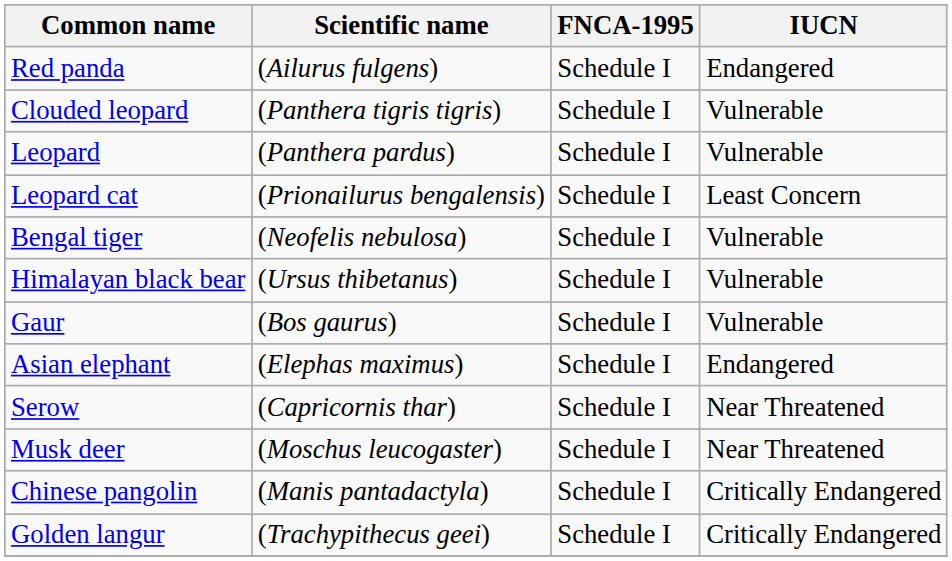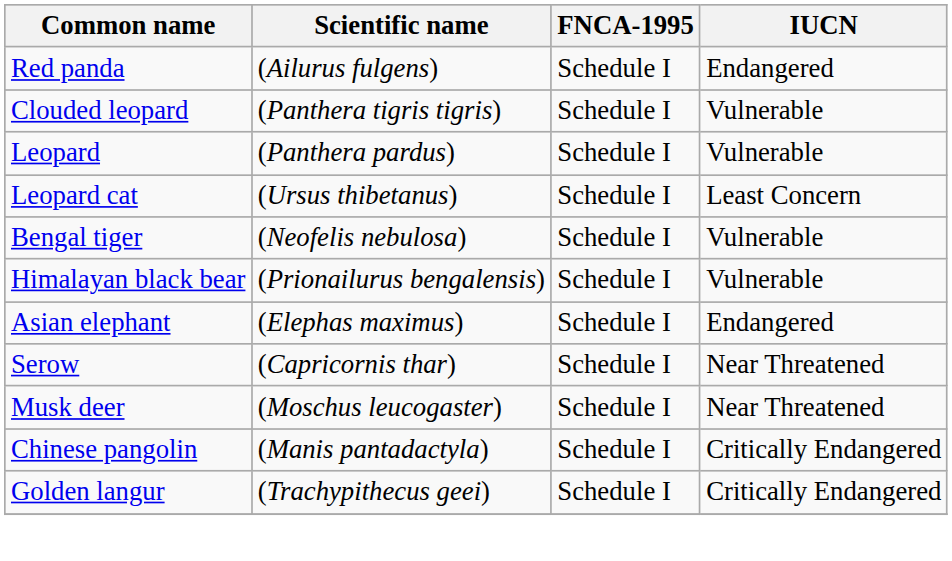(401, 195) (Prionailurus bengalensis) -> (358, 195) (Ursus thibetanus)
(358, 279) (Ursus thibetanus) -> (401, 279) (Prionailurus bengalensis)
- row: (38, 322)
